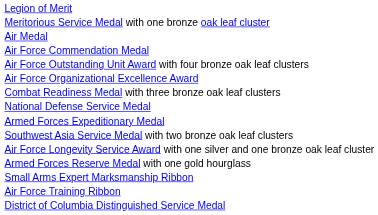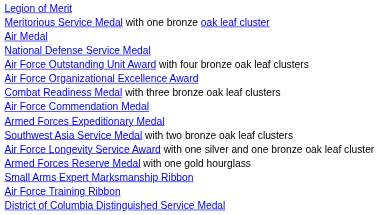rows swapped: (77, 51) <-> (78, 107)
